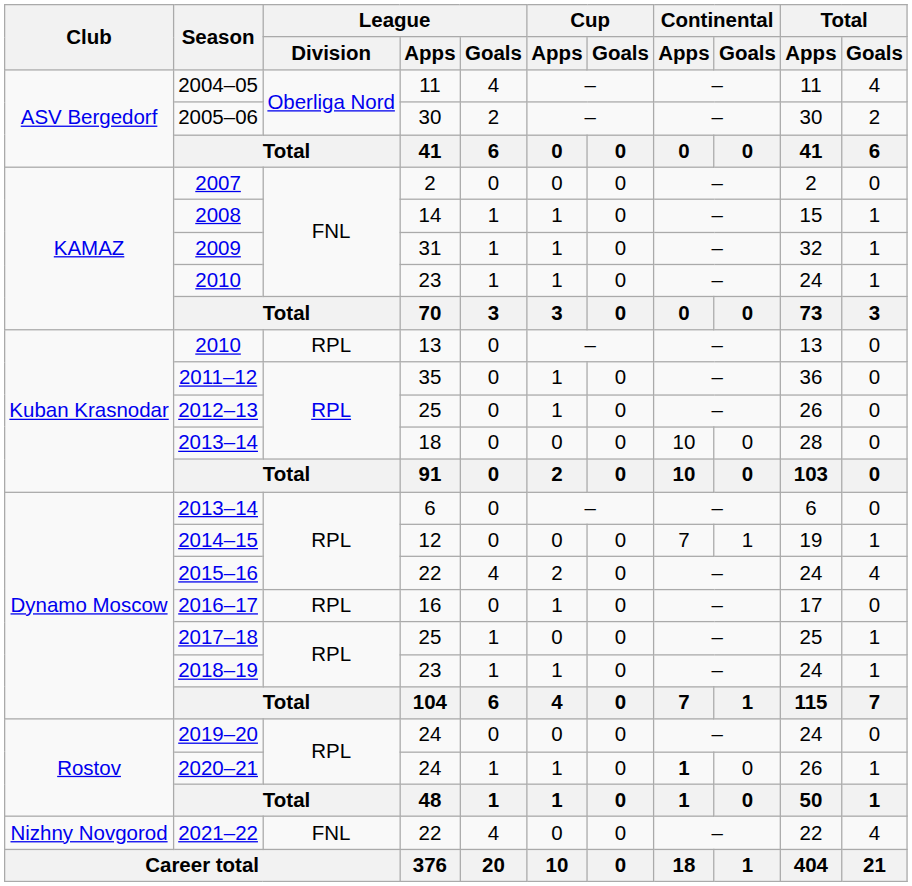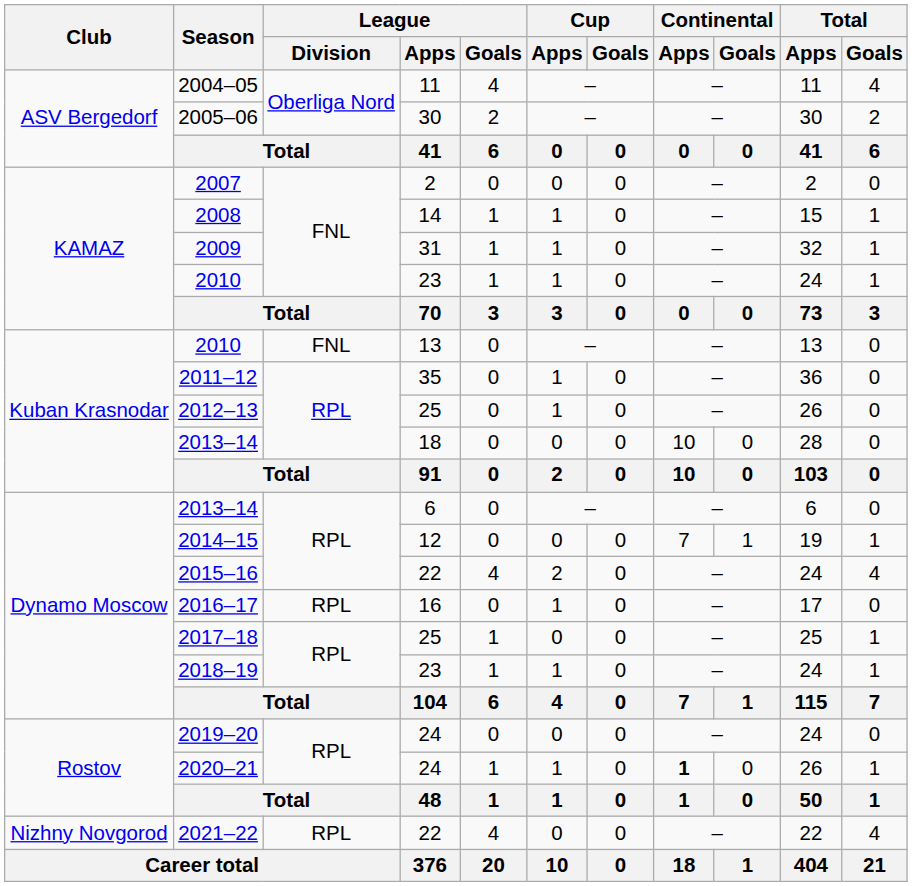(331, 345) RPL -> (331, 345) FNL
(331, 832) FNL -> (331, 832) RPL
